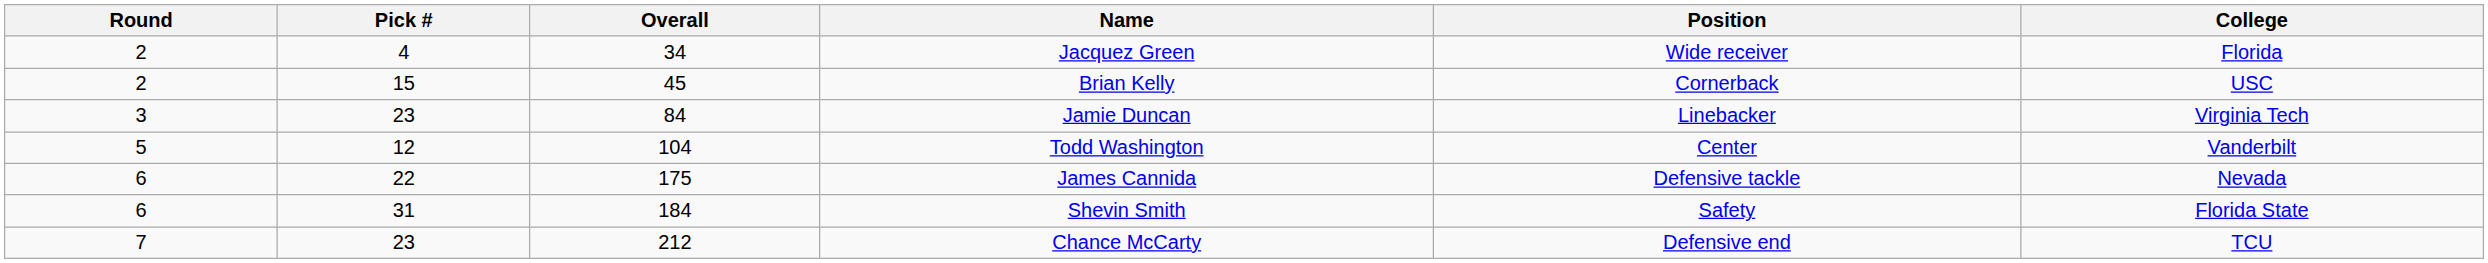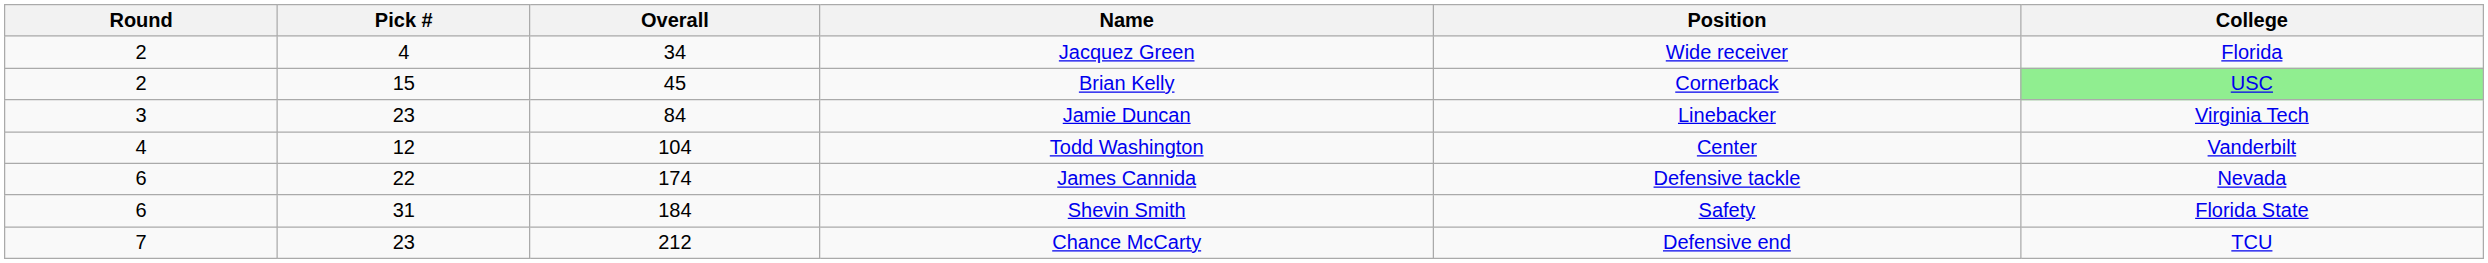(2252, 83) no background -> (2252, 83) lightgreen background
(141, 147) 5 -> (141, 147) 4
(675, 178) 175 -> (675, 178) 174
